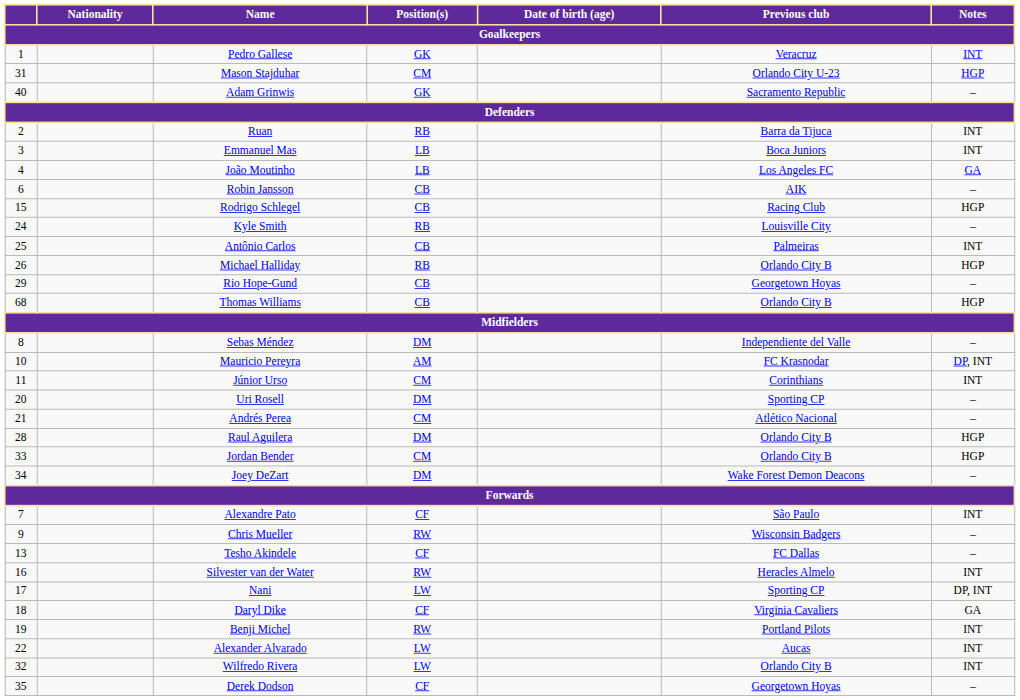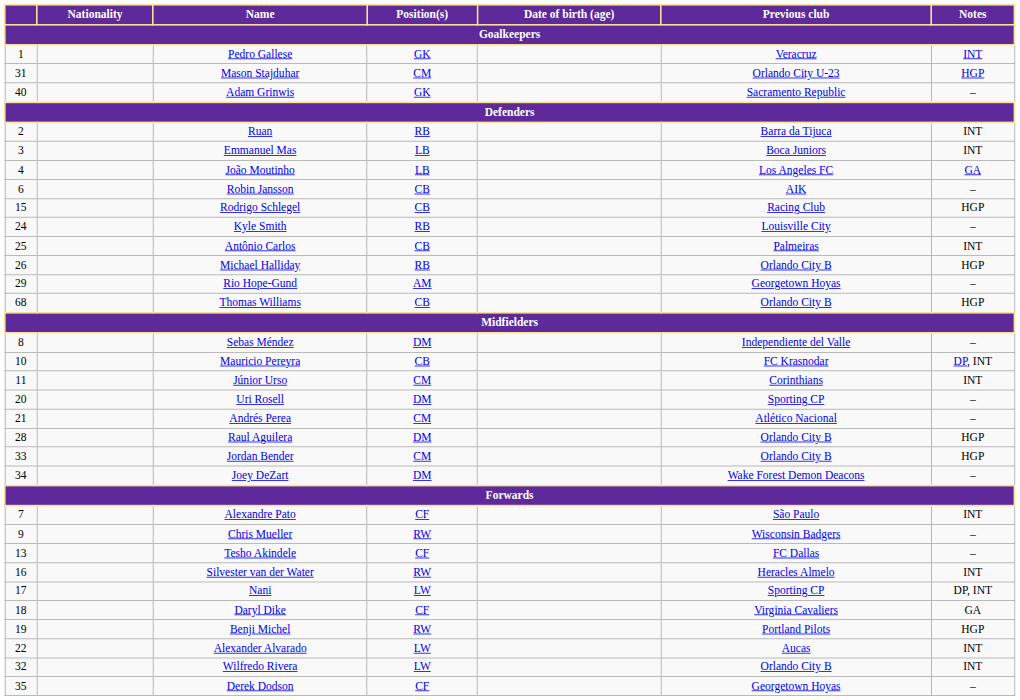(422, 284) CB -> (422, 284) AM
(422, 361) AM -> (422, 361) CB
(973, 629) INT -> (973, 629) HGP
